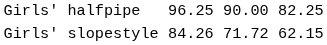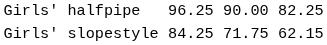(191, 34) 84.26 -> (191, 34) 84.25
(246, 34) 71.72 -> (246, 34) 71.75
